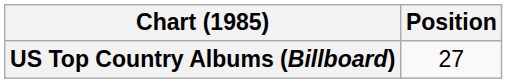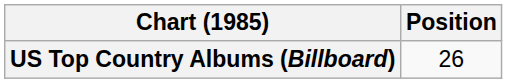(451, 59) 27 -> (451, 59) 26
